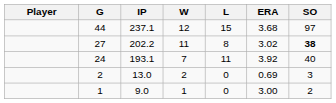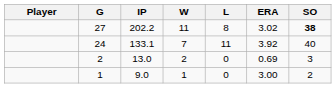- row: (100, 28)
(142, 59) 193.1 -> (142, 43) 133.1
